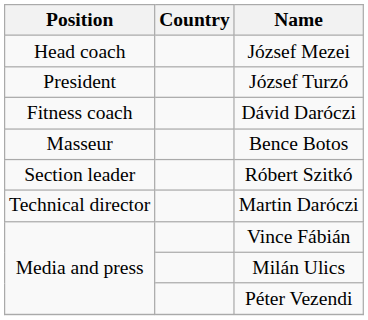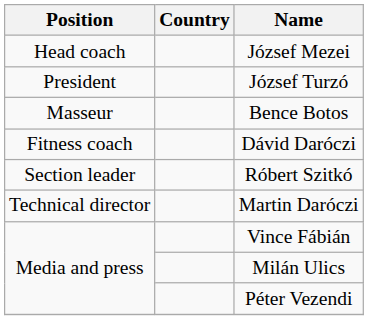rows swapped: (299, 112) <-> (299, 143)
